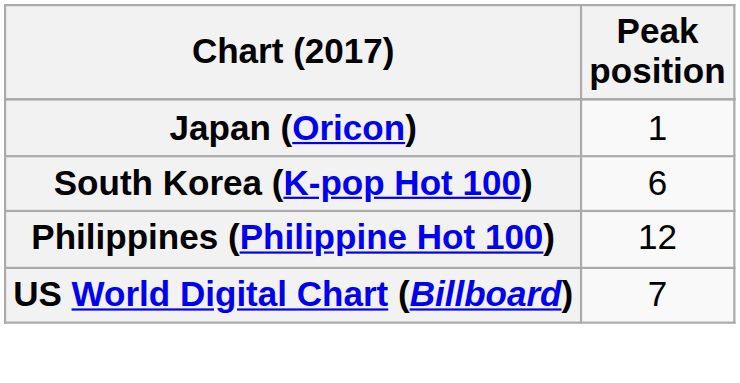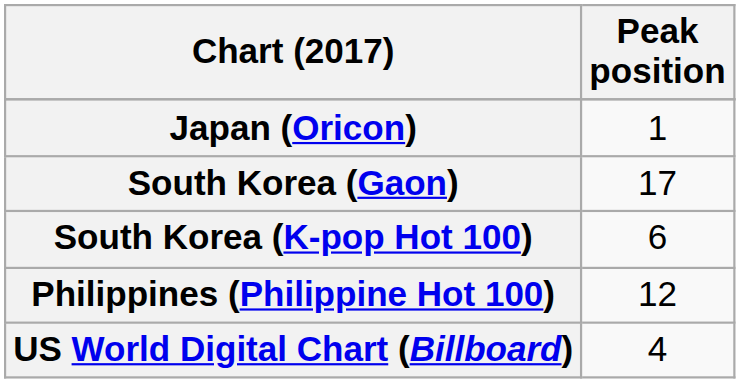+ row: (293, 182)
(657, 293) 7 -> (657, 349) 4
